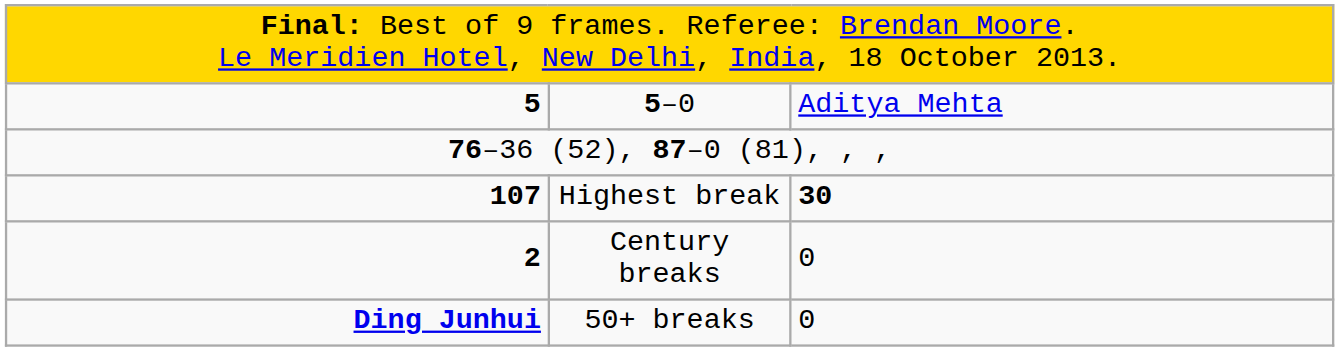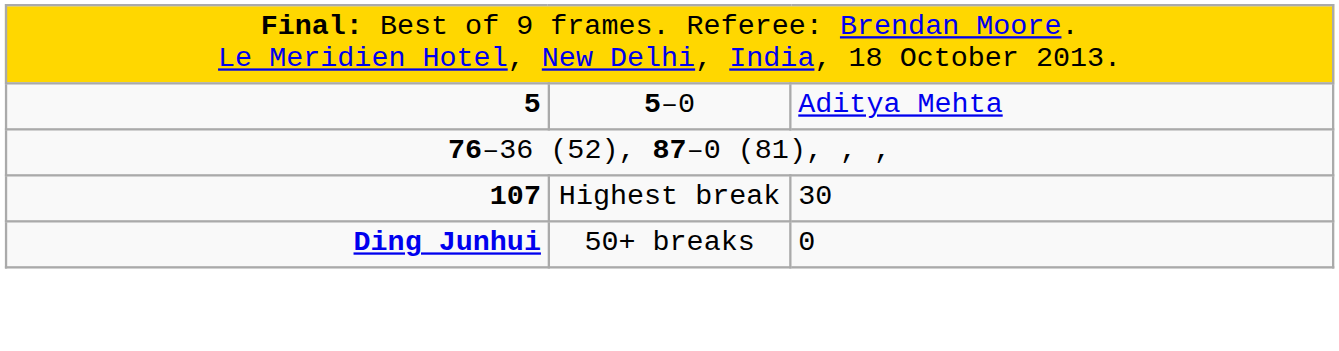(815, 198) bold -> (815, 198) normal
- row: (670, 260)
